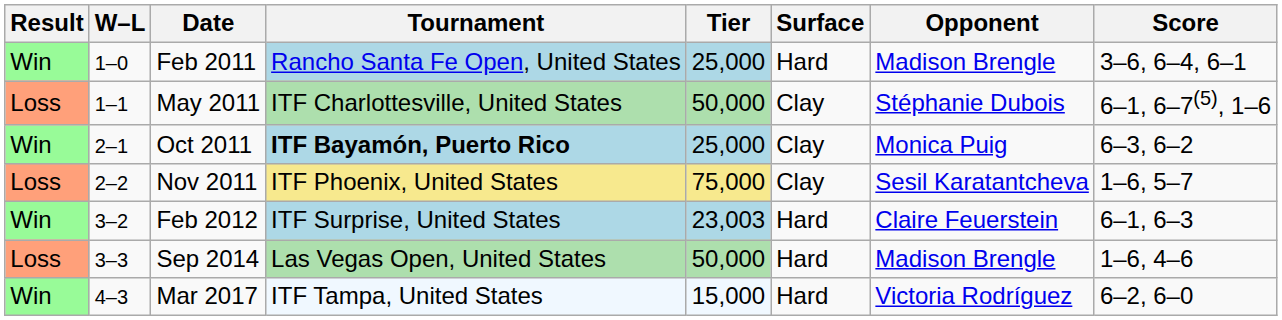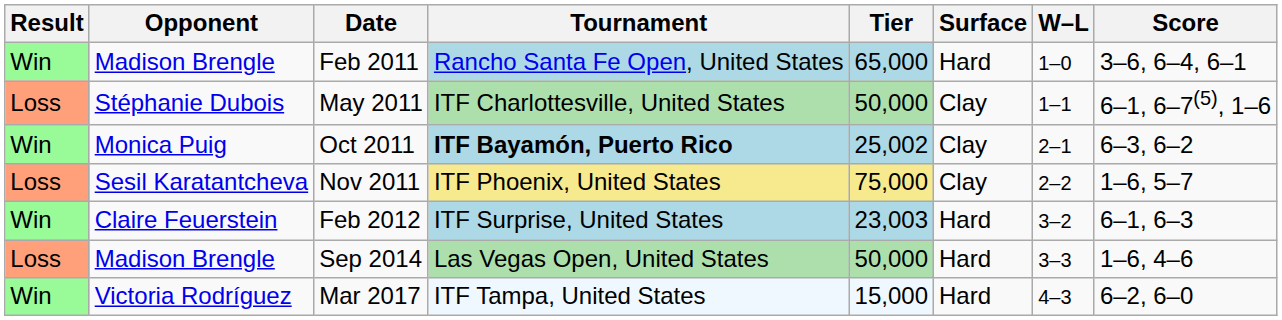columns swapped: (120, 23) <-> (982, 23)
(728, 61) 25,000 -> (891, 61) 65,000
(728, 144) 25,000 -> (891, 144) 25,002
